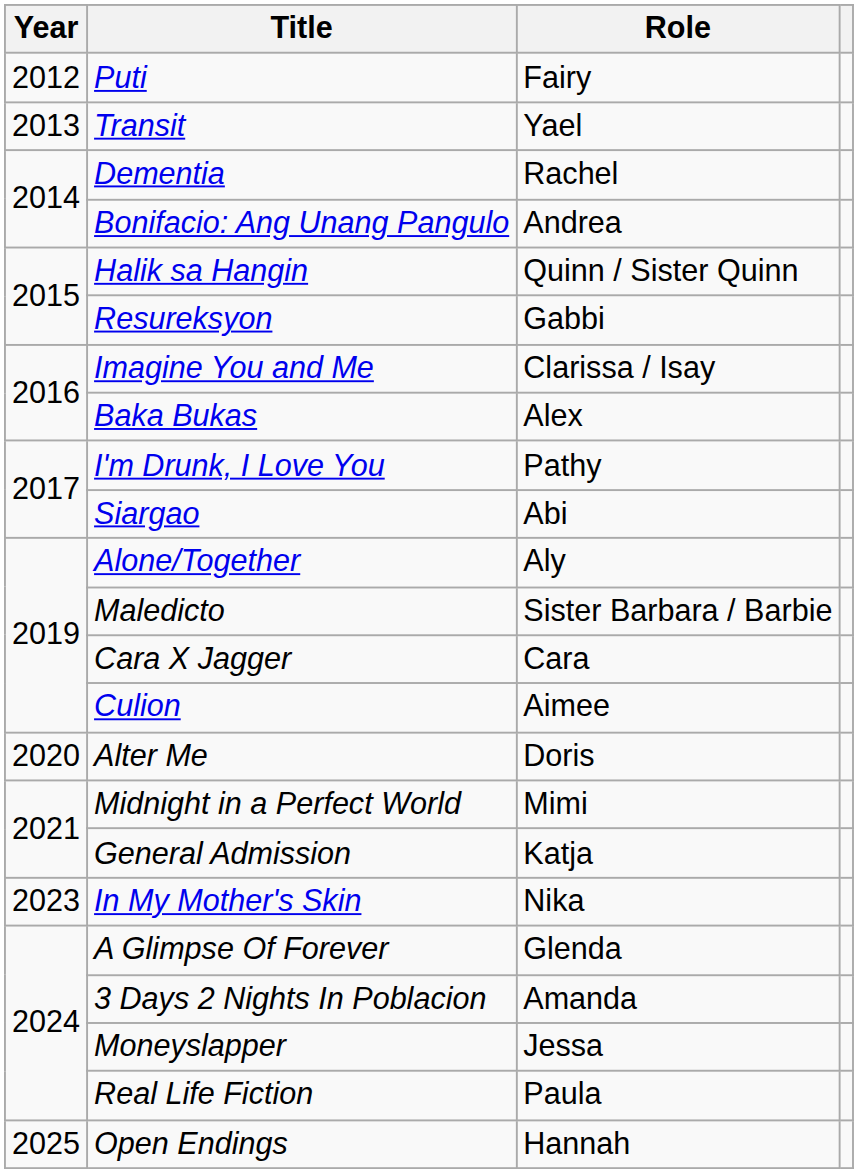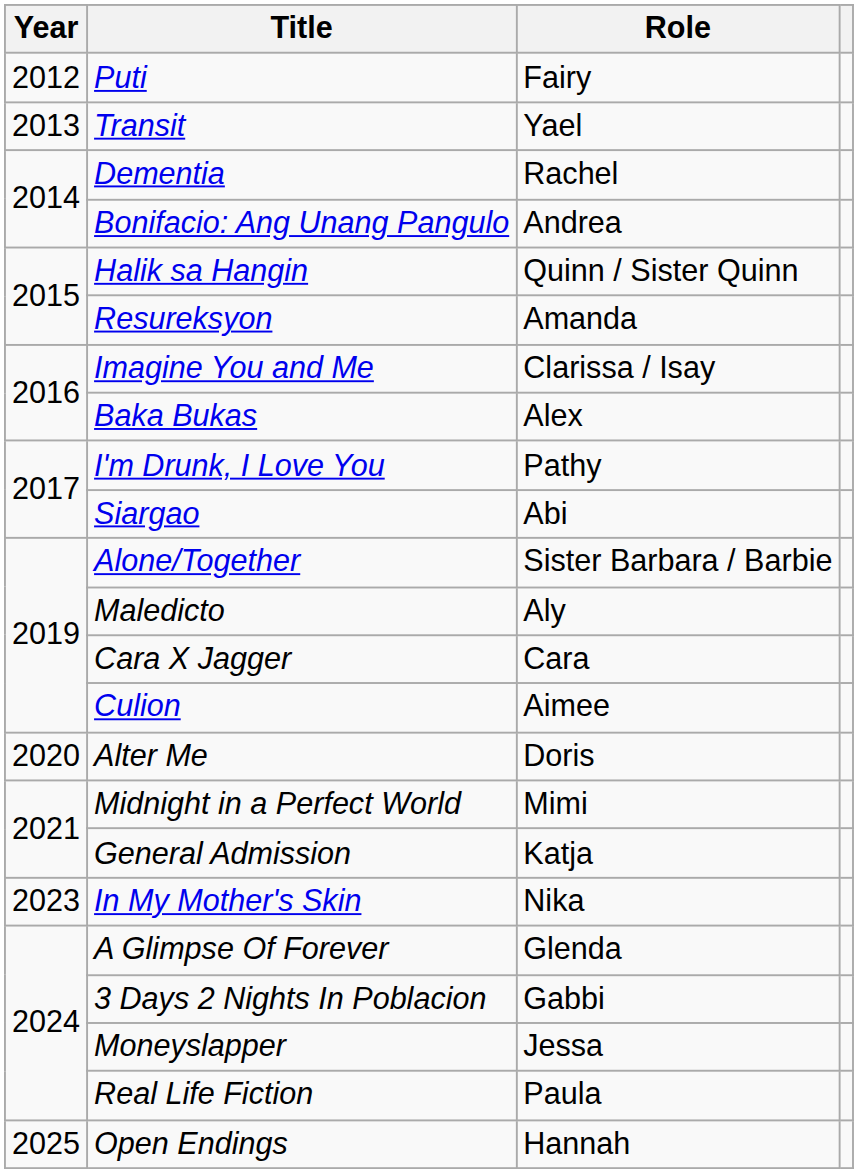(564, 319) Gabbi -> (580, 319) Amanda
(545, 561) Aly -> (678, 561) Sister Barbara / Barbie
(678, 610) Sister Barbara / Barbie -> (545, 610) Aly
(580, 998) Amanda -> (564, 998) Gabbi
